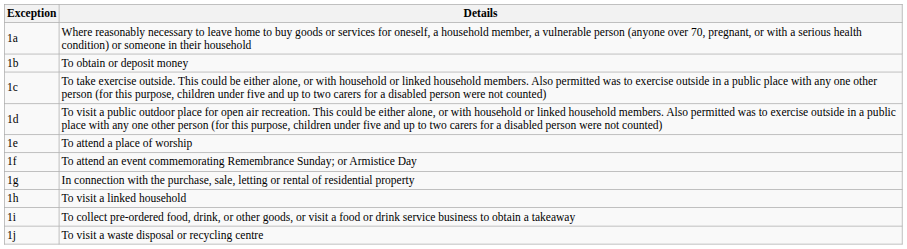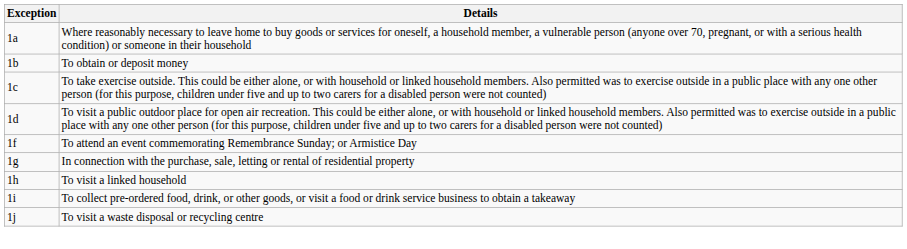- row: (127, 143)
